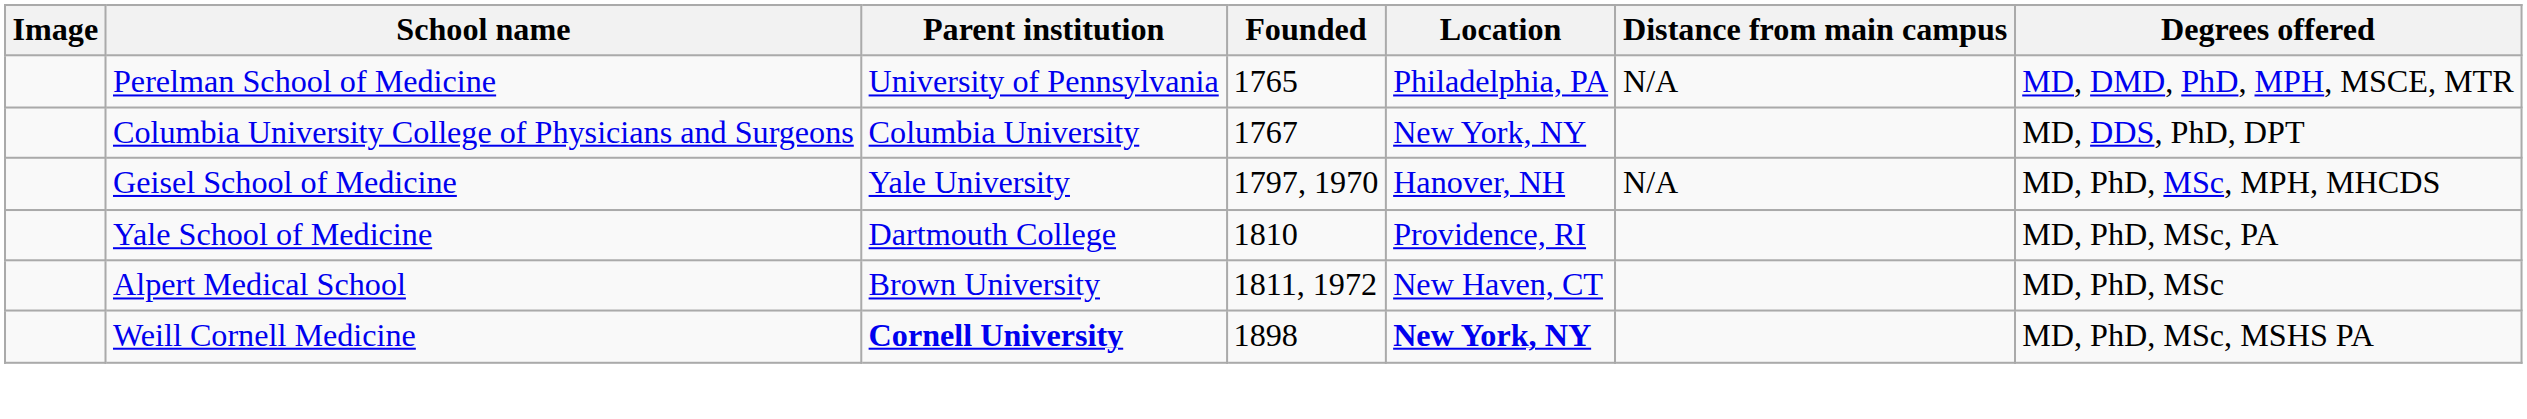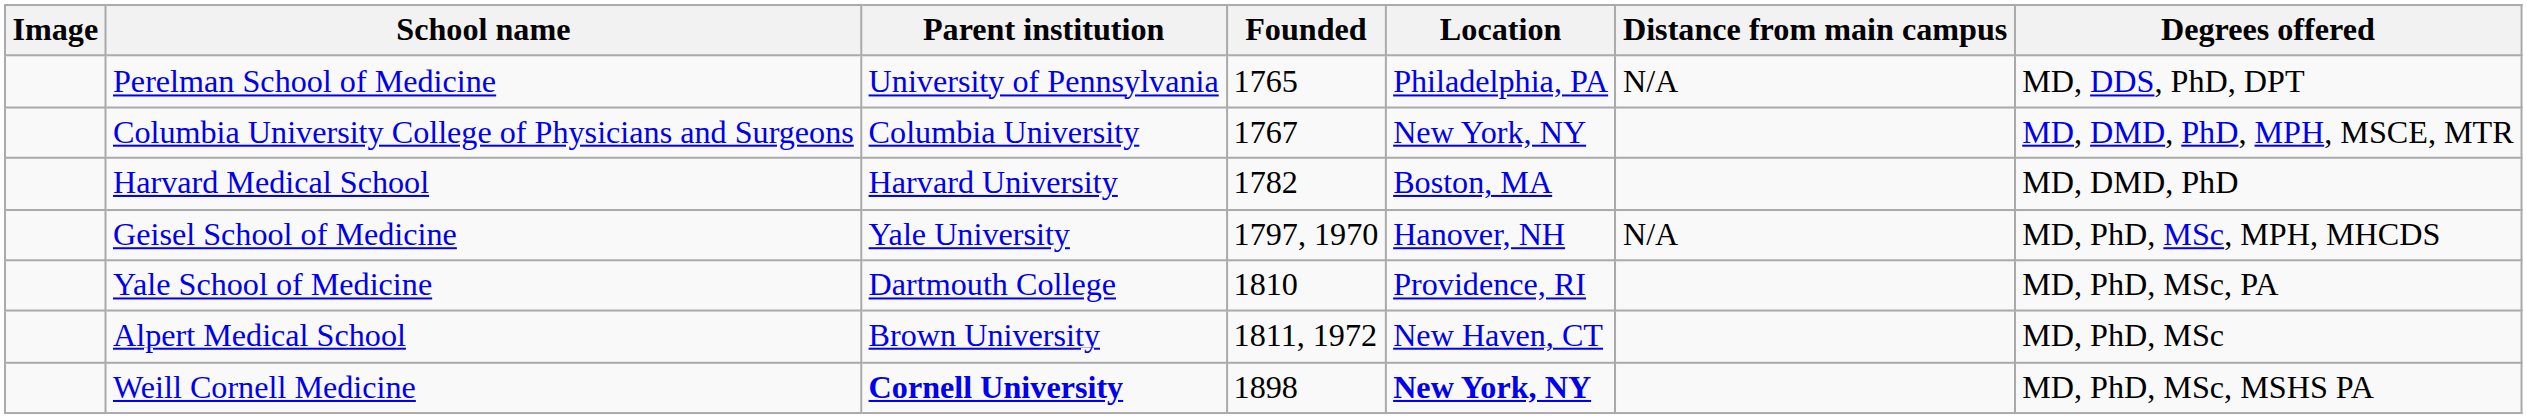(2268, 81) MD, DMD, PhD, MPH, MSCE, MTR -> (2163, 81) MD, DDS, PhD, DPT
(2163, 132) MD, DDS, PhD, DPT -> (2268, 132) MD, DMD, PhD, MPH, MSCE, MTR
+ row: (271, 183)
